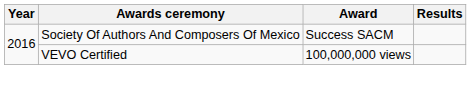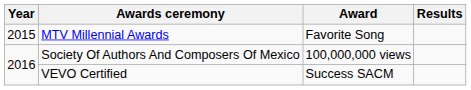+ row: (105, 34)
(350, 34) Success SACM -> (358, 54) 100,000,000 views
(358, 54) 100,000,000 views -> (350, 74) Success SACM
